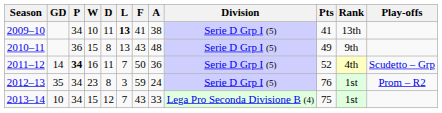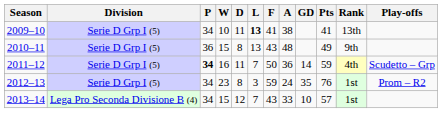columns swapped: (240, 13) <-> (58, 13)
(326, 64) 52 -> (326, 64) 59
(326, 99) 75 -> (326, 99) 57
